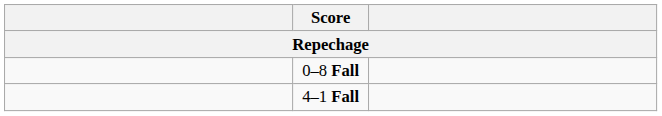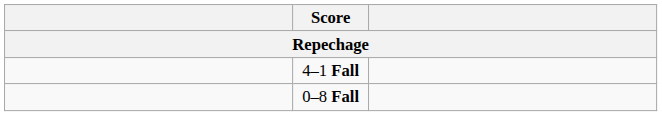rows swapped: (331, 70) <-> (331, 96)
